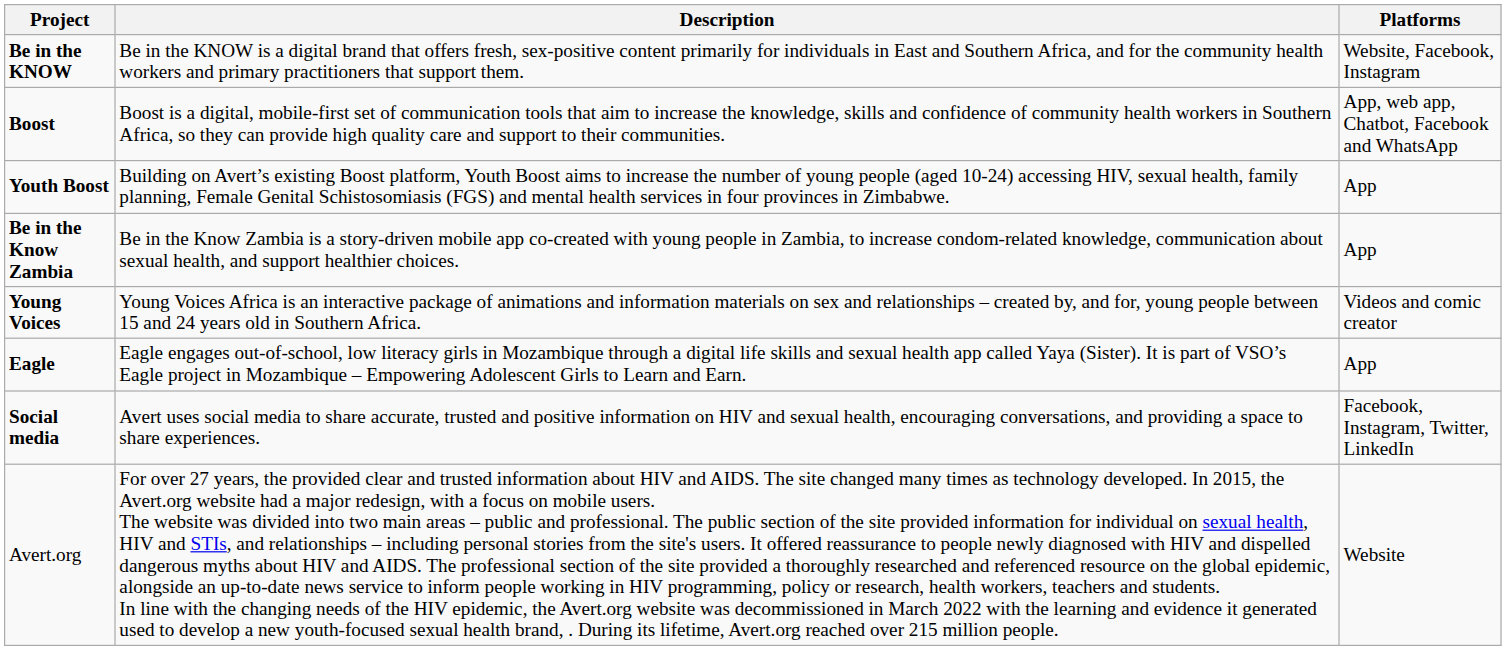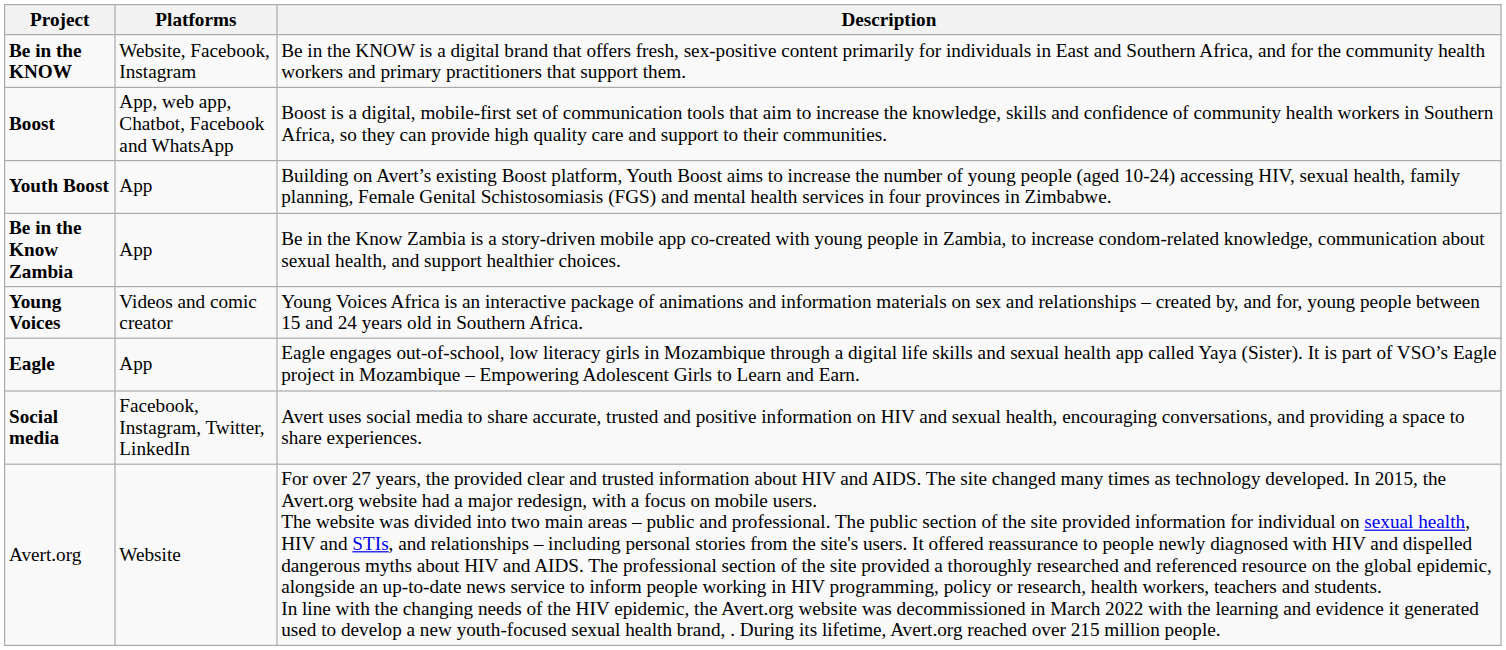columns swapped: (1420, 19) <-> (727, 19)
